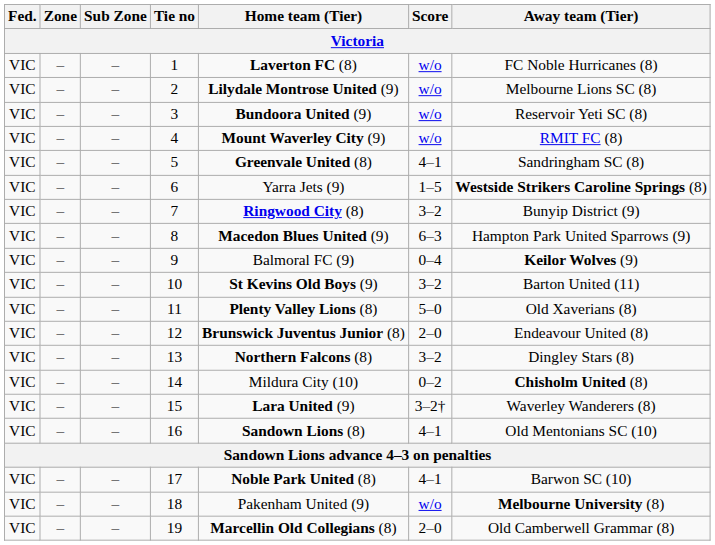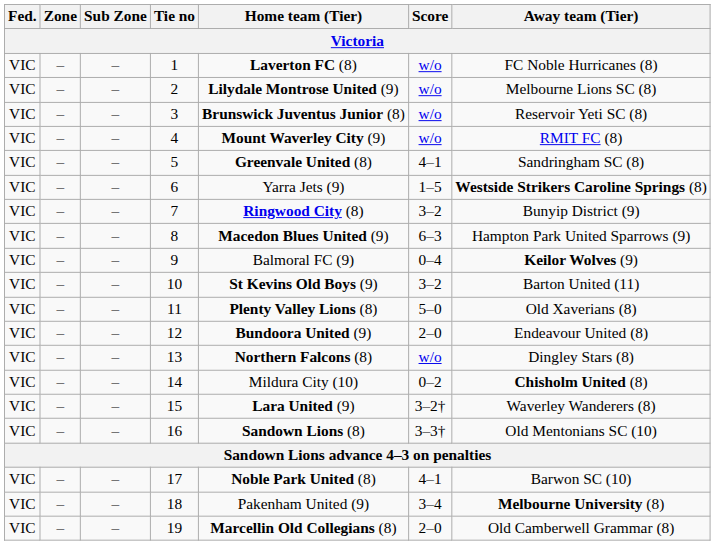(303, 114) Bundoora United (9) -> (303, 114) Brunswick Juventus Junior (8)
(303, 333) Brunswick Juventus Junior (8) -> (303, 333) Bundoora United (9)
(430, 357) 3–2 -> (430, 357) w/o
(430, 430) 4–1 -> (430, 430) 3–3†
(430, 503) w/o -> (430, 503) 3–4
